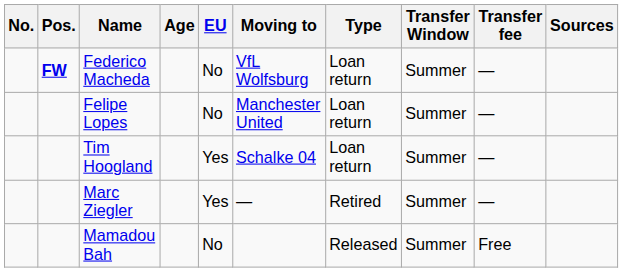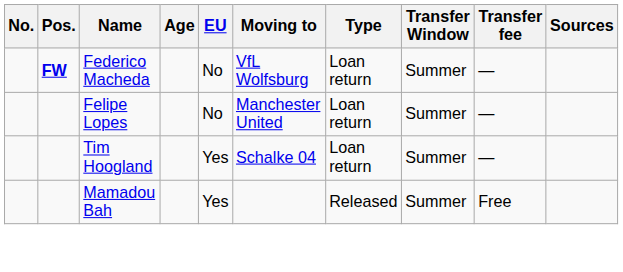- row: (108, 201)
(212, 245) No -> (215, 201) Yes
